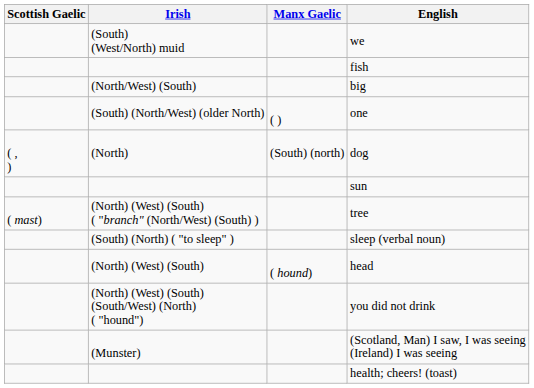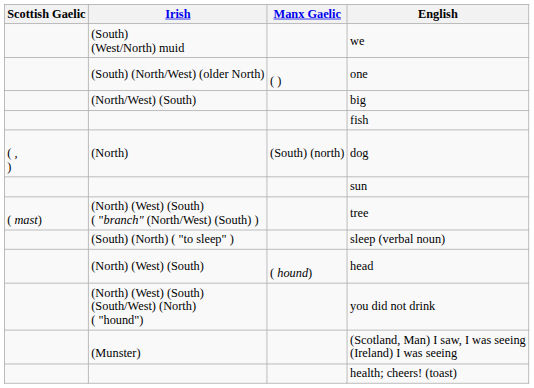rows swapped: (359, 113) <-> (359, 67)
